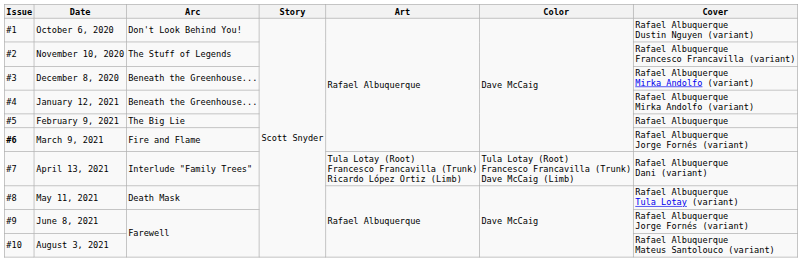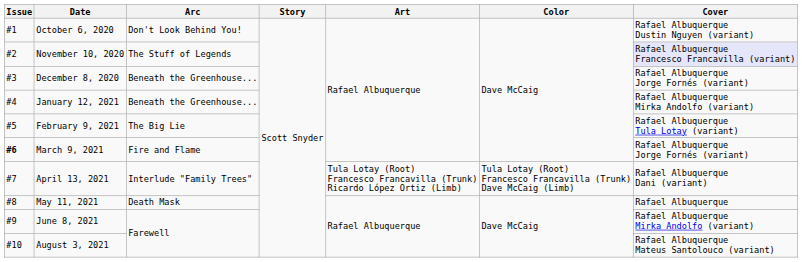(715, 54) no background -> (715, 54) lavender background
(695, 78) Rafael Albuquerque Mirka Andolfo (variant) -> (692, 78) Rafael Albuquerque Jorge Fornés (variant)
(682, 121) Rafael Albuquerque -> (687, 126) Rafael Albuquerque Tula Lotay (variant)
(687, 197) Rafael Albuquerque Tula Lotay (variant) -> (682, 202) Rafael Albuquerque
(692, 221) Rafael Albuquerque Jorge Fornés (variant) -> (695, 221) Rafael Albuquerque Mirka Andolfo (variant)
